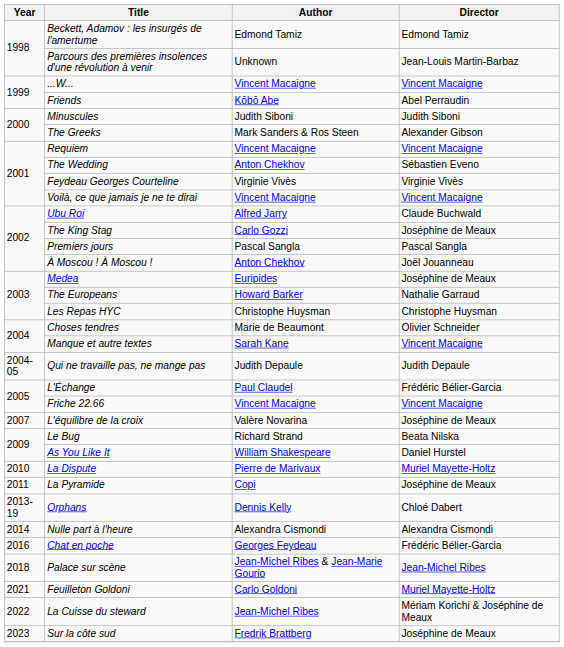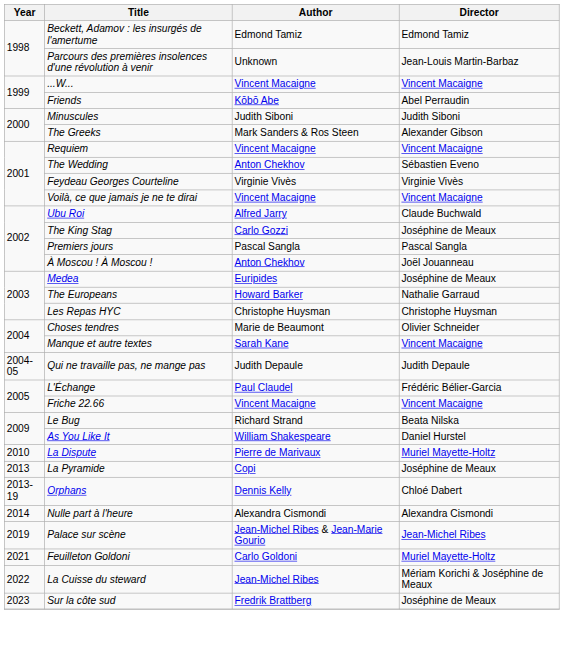- row: (95, 420)
(18, 485) 2011 -> (18, 469) 2013
- row: (80, 545)
(18, 567) 2018 -> (18, 535) 2019
